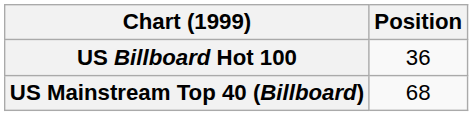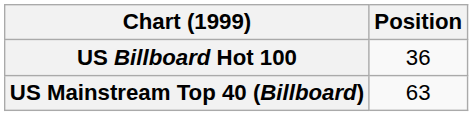(418, 92) 68 -> (418, 92) 63
